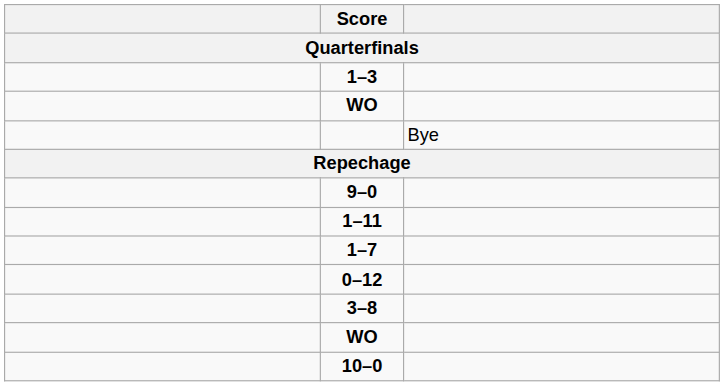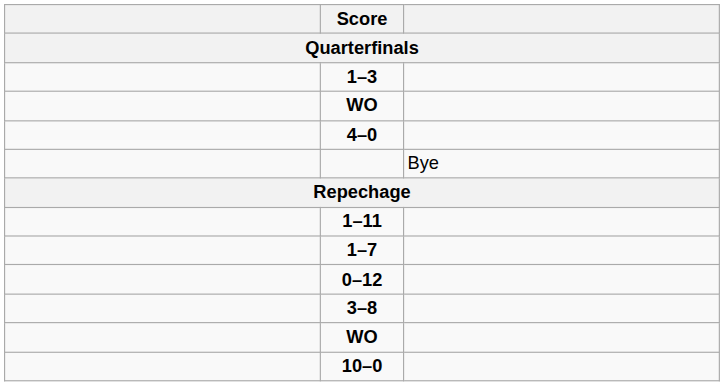+ row: (362, 134)
- row: (362, 192)
